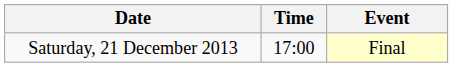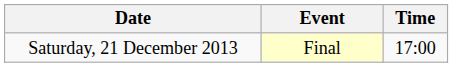columns swapped: (294, 18) <-> (387, 18)
